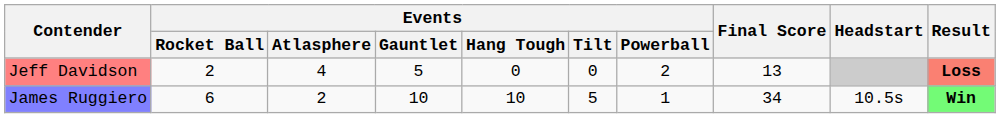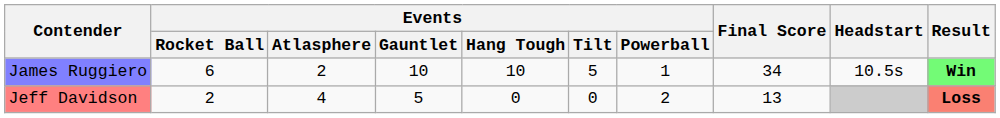rows swapped: (73, 72) <-> (78, 99)
